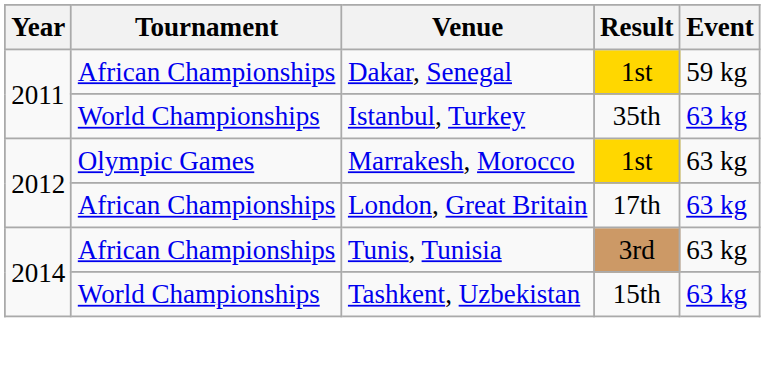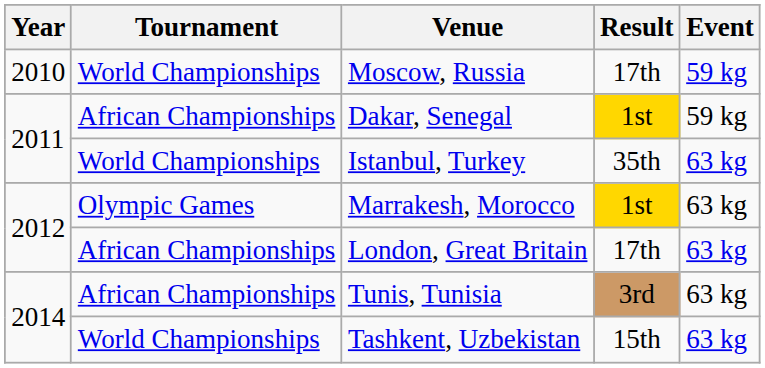+ row: (436, 71)
